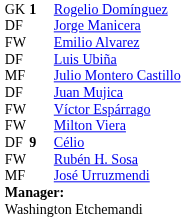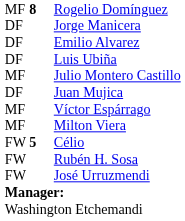(15, 9) GK -> (15, 9) MF
(33, 9) 1 -> (33, 9) 8
(15, 42) FW -> (14, 42) DF
(15, 109) FW -> (15, 109) MF
(15, 125) FW -> (15, 125) MF
(14, 142) DF -> (15, 142) FW
(33, 142) 9 -> (33, 142) 5
(15, 175) MF -> (15, 175) FW
